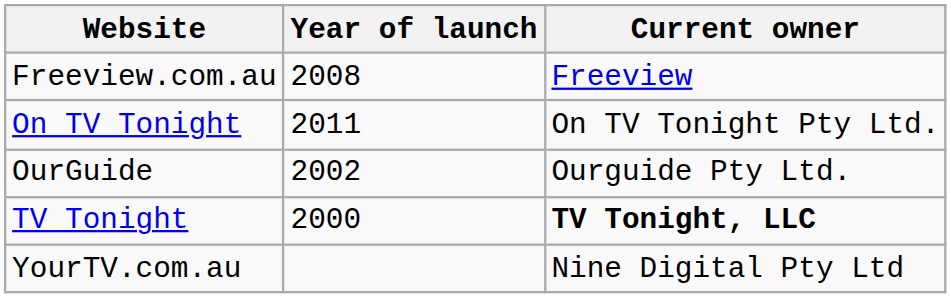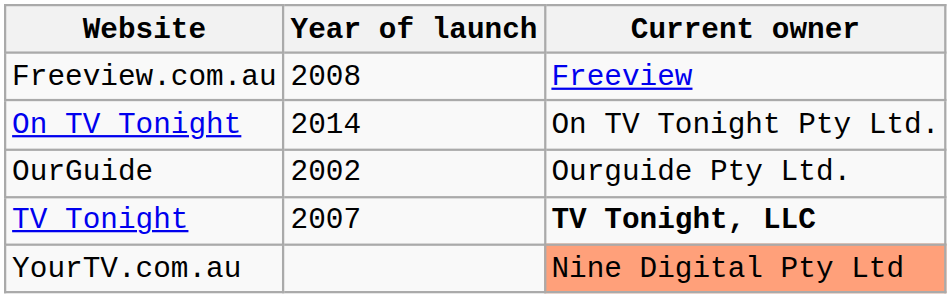(326, 125) 2011 -> (326, 125) 2014
(326, 221) 2000 -> (326, 221) 2007
(728, 268) no background -> (728, 268) lightsalmon background
